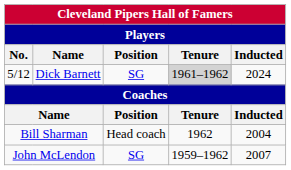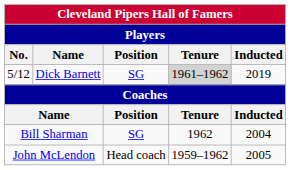(258, 74) 2024 -> (258, 74) 2019
(136, 134) Head coach -> (136, 134) SG
(136, 154) SG -> (136, 154) Head coach
(258, 154) 2007 -> (258, 154) 2005
